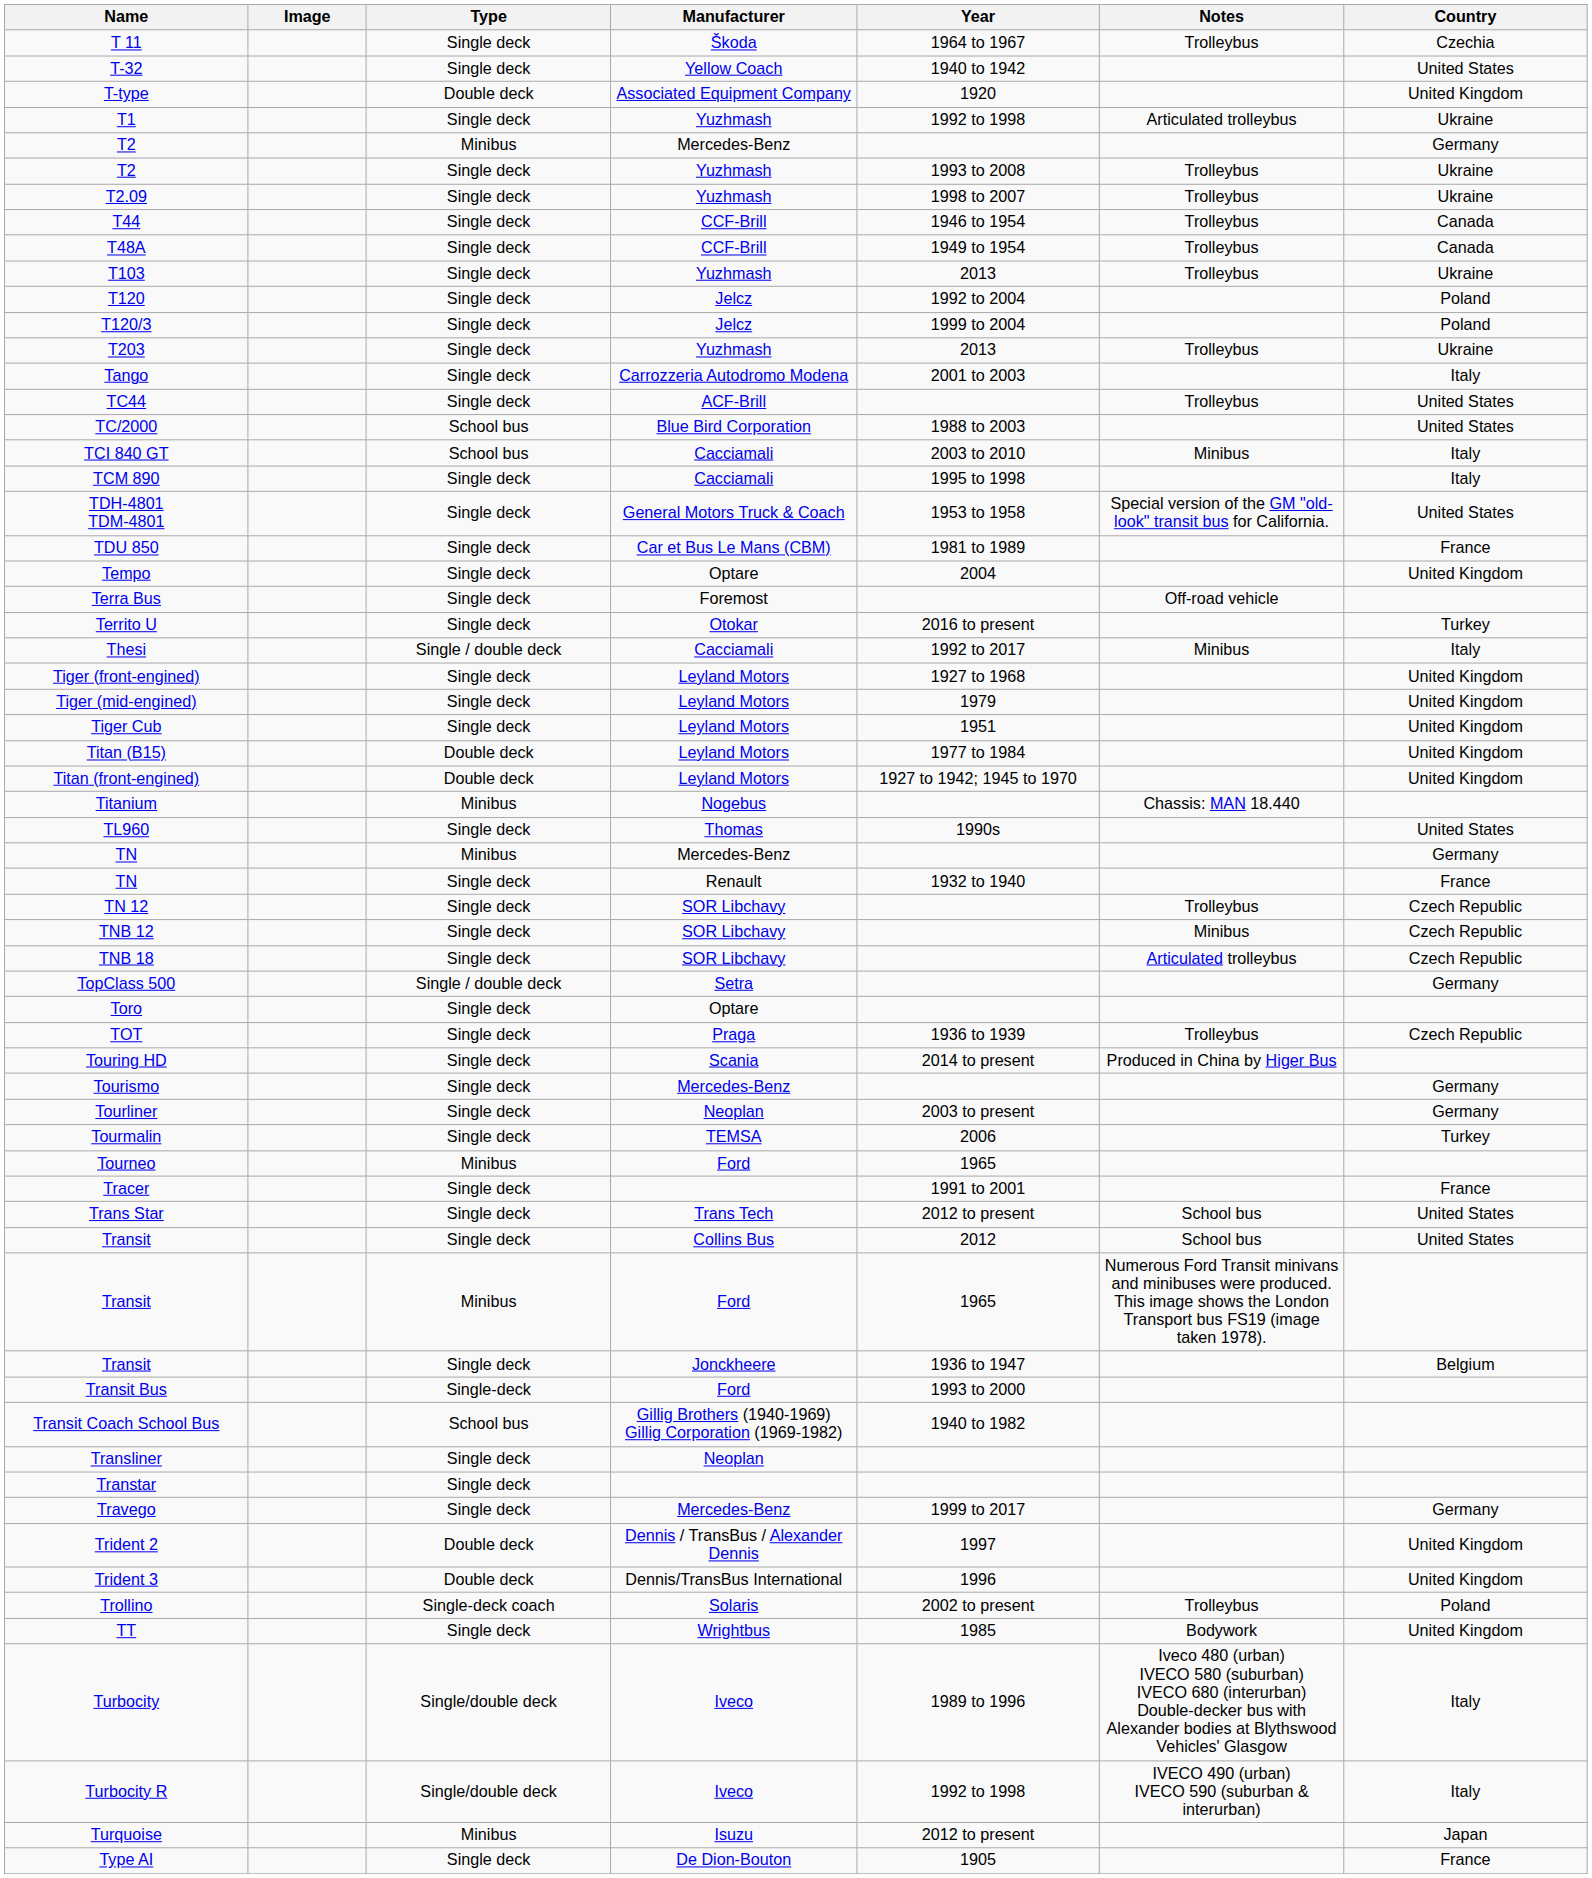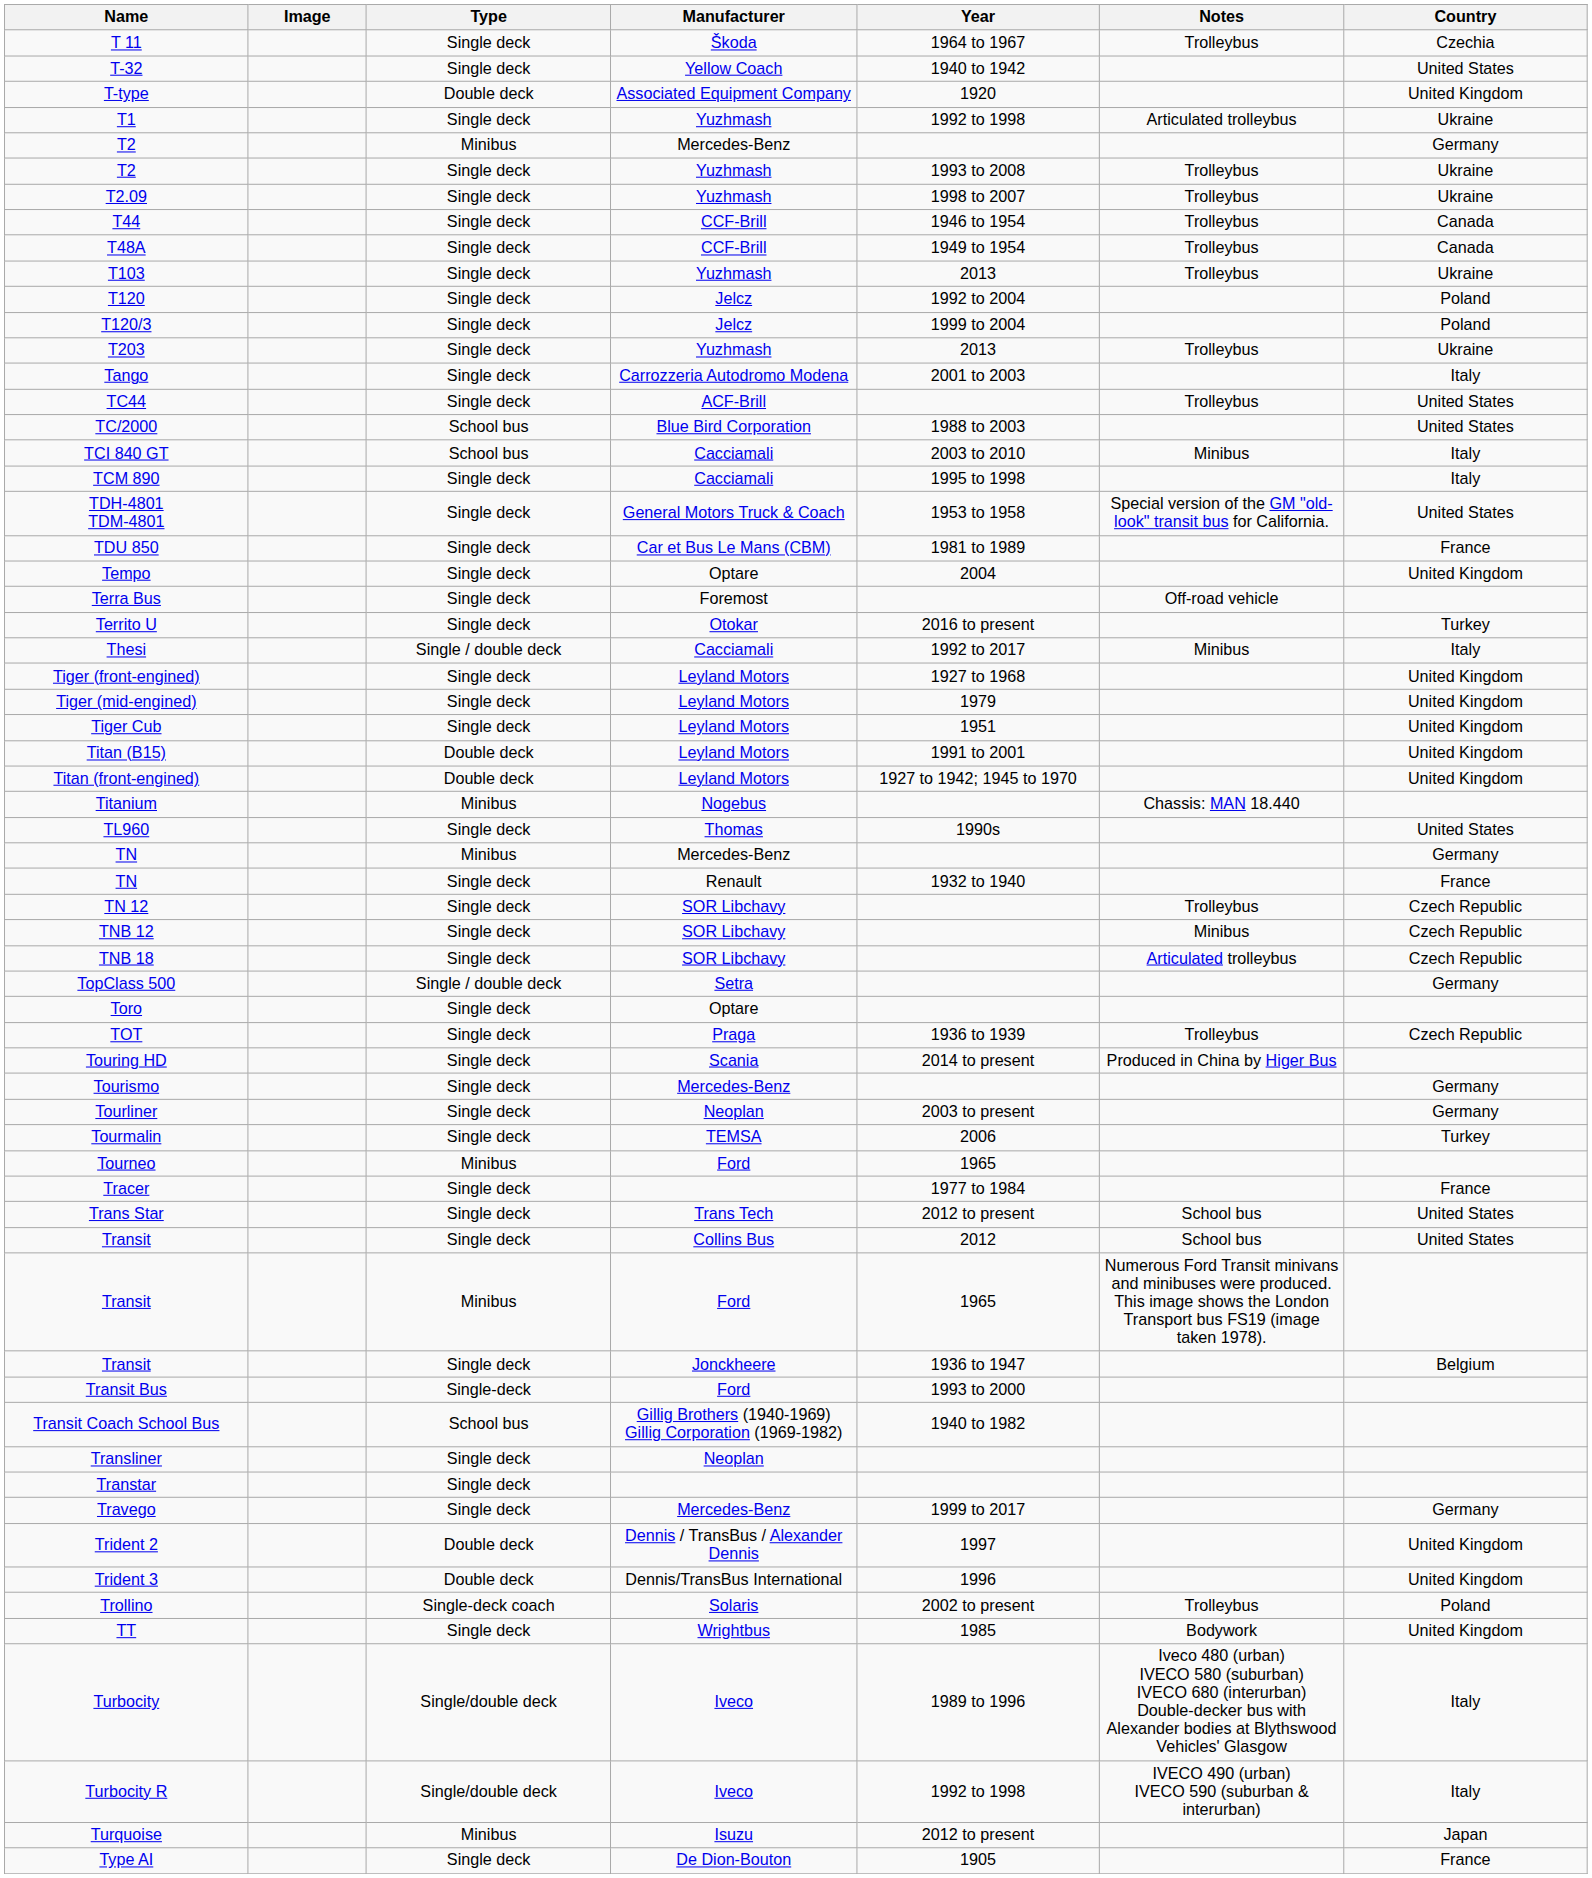(978, 753) 1977 to 1984 -> (978, 753) 1991 to 2001
(978, 1188) 1991 to 2001 -> (978, 1188) 1977 to 1984
